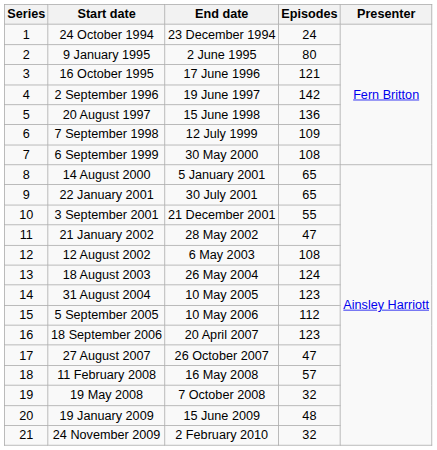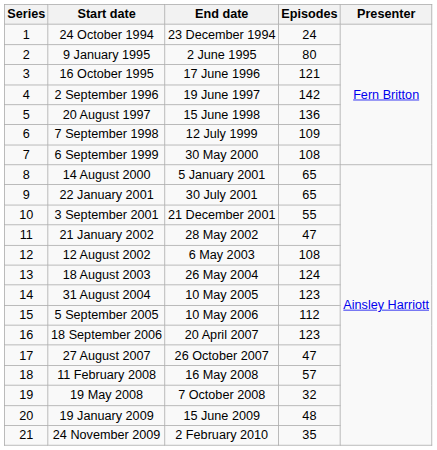(309, 435) 32 -> (309, 435) 35
